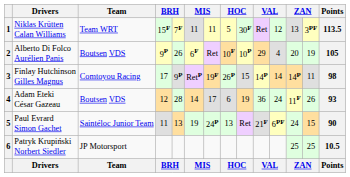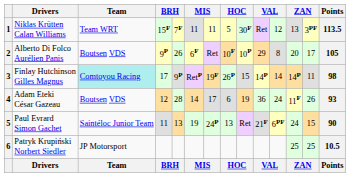(278, 52) 4 -> (278, 52) 8
(311, 52) 19 -> (311, 52) 17
(110, 76) no background -> (110, 76) paleturquoise background
